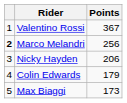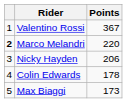(111, 44) 256 -> (111, 44) 220
(111, 75) 179 -> (111, 75) 178
